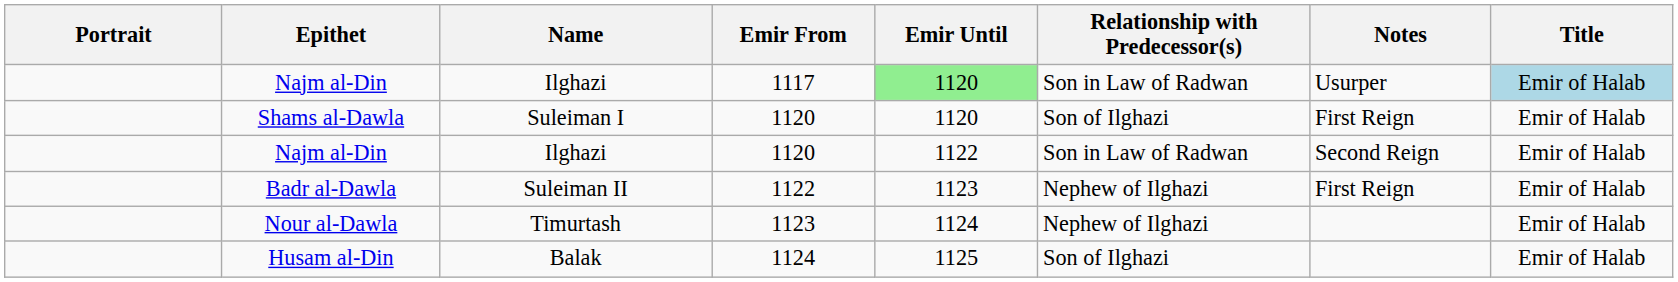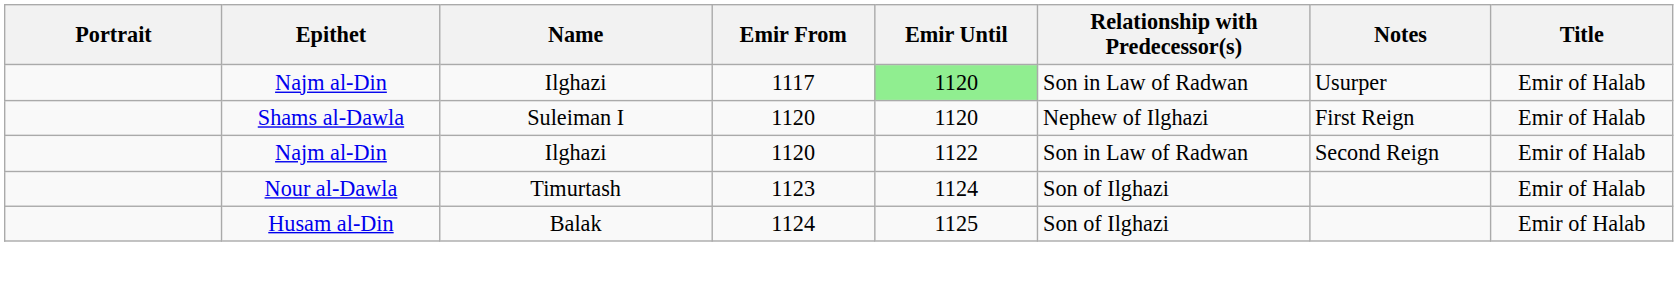(1582, 82) lightblue background -> (1582, 82) no background
(1106, 117) Son of Ilghazi -> (1126, 117) Nephew of Ilghazi
- row: (331, 188)
(1126, 223) Nephew of Ilghazi -> (1106, 188) Son of Ilghazi
